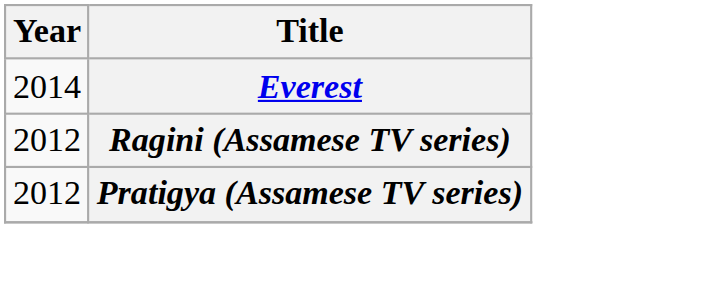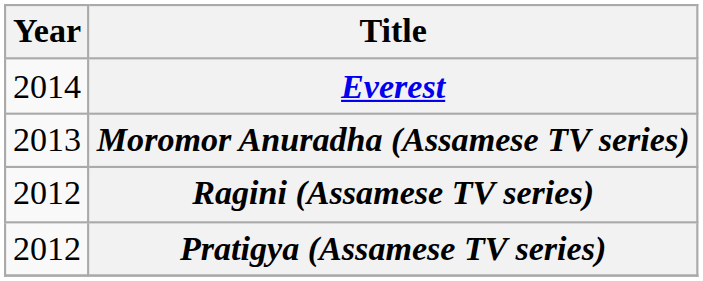+ row: (393, 139)
